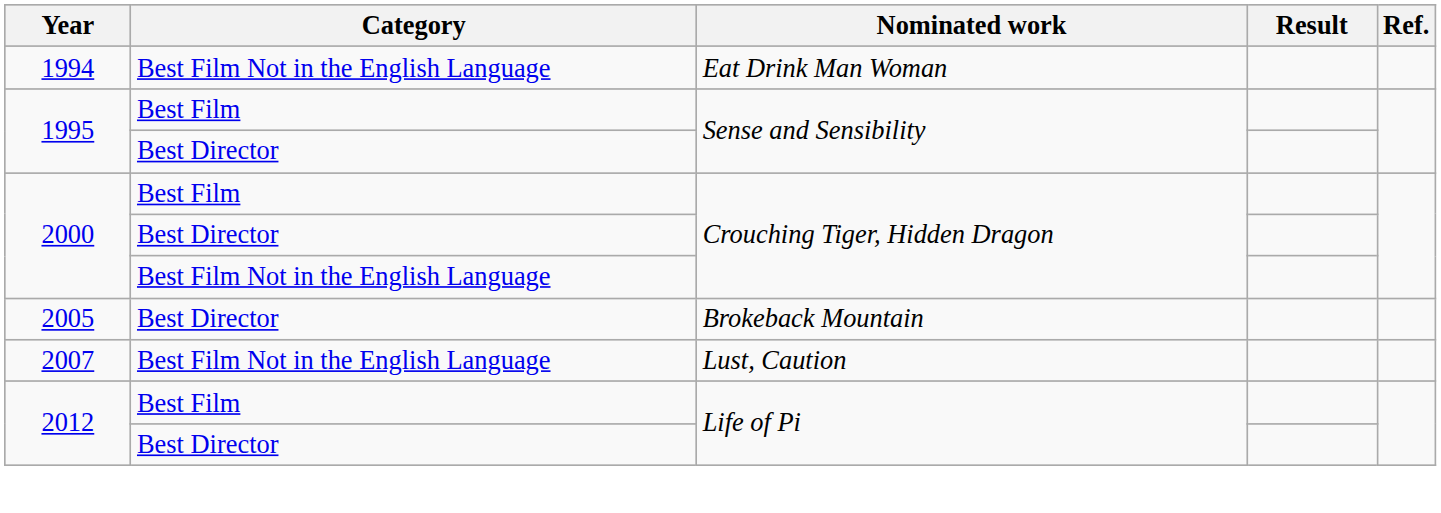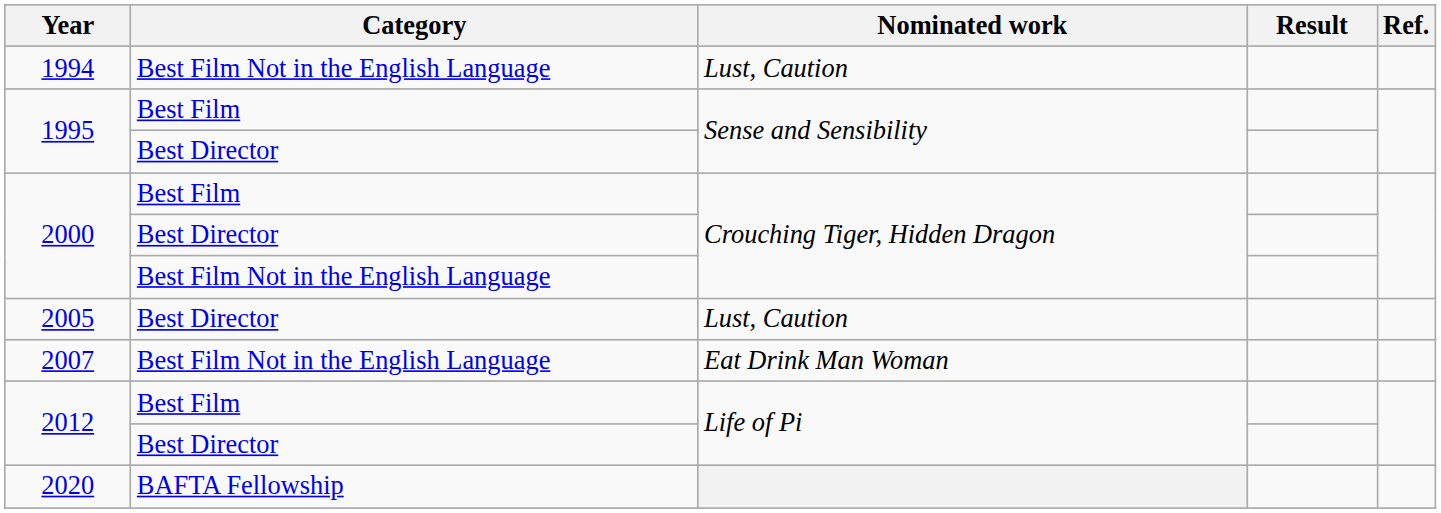(825, 67) Eat Drink Man Woman -> (776, 67) Lust, Caution
(813, 318) Brokeback Mountain -> (776, 318) Lust, Caution
(775, 360) Lust, Caution -> (826, 360) Eat Drink Man Woman
+ row: (68, 485)
